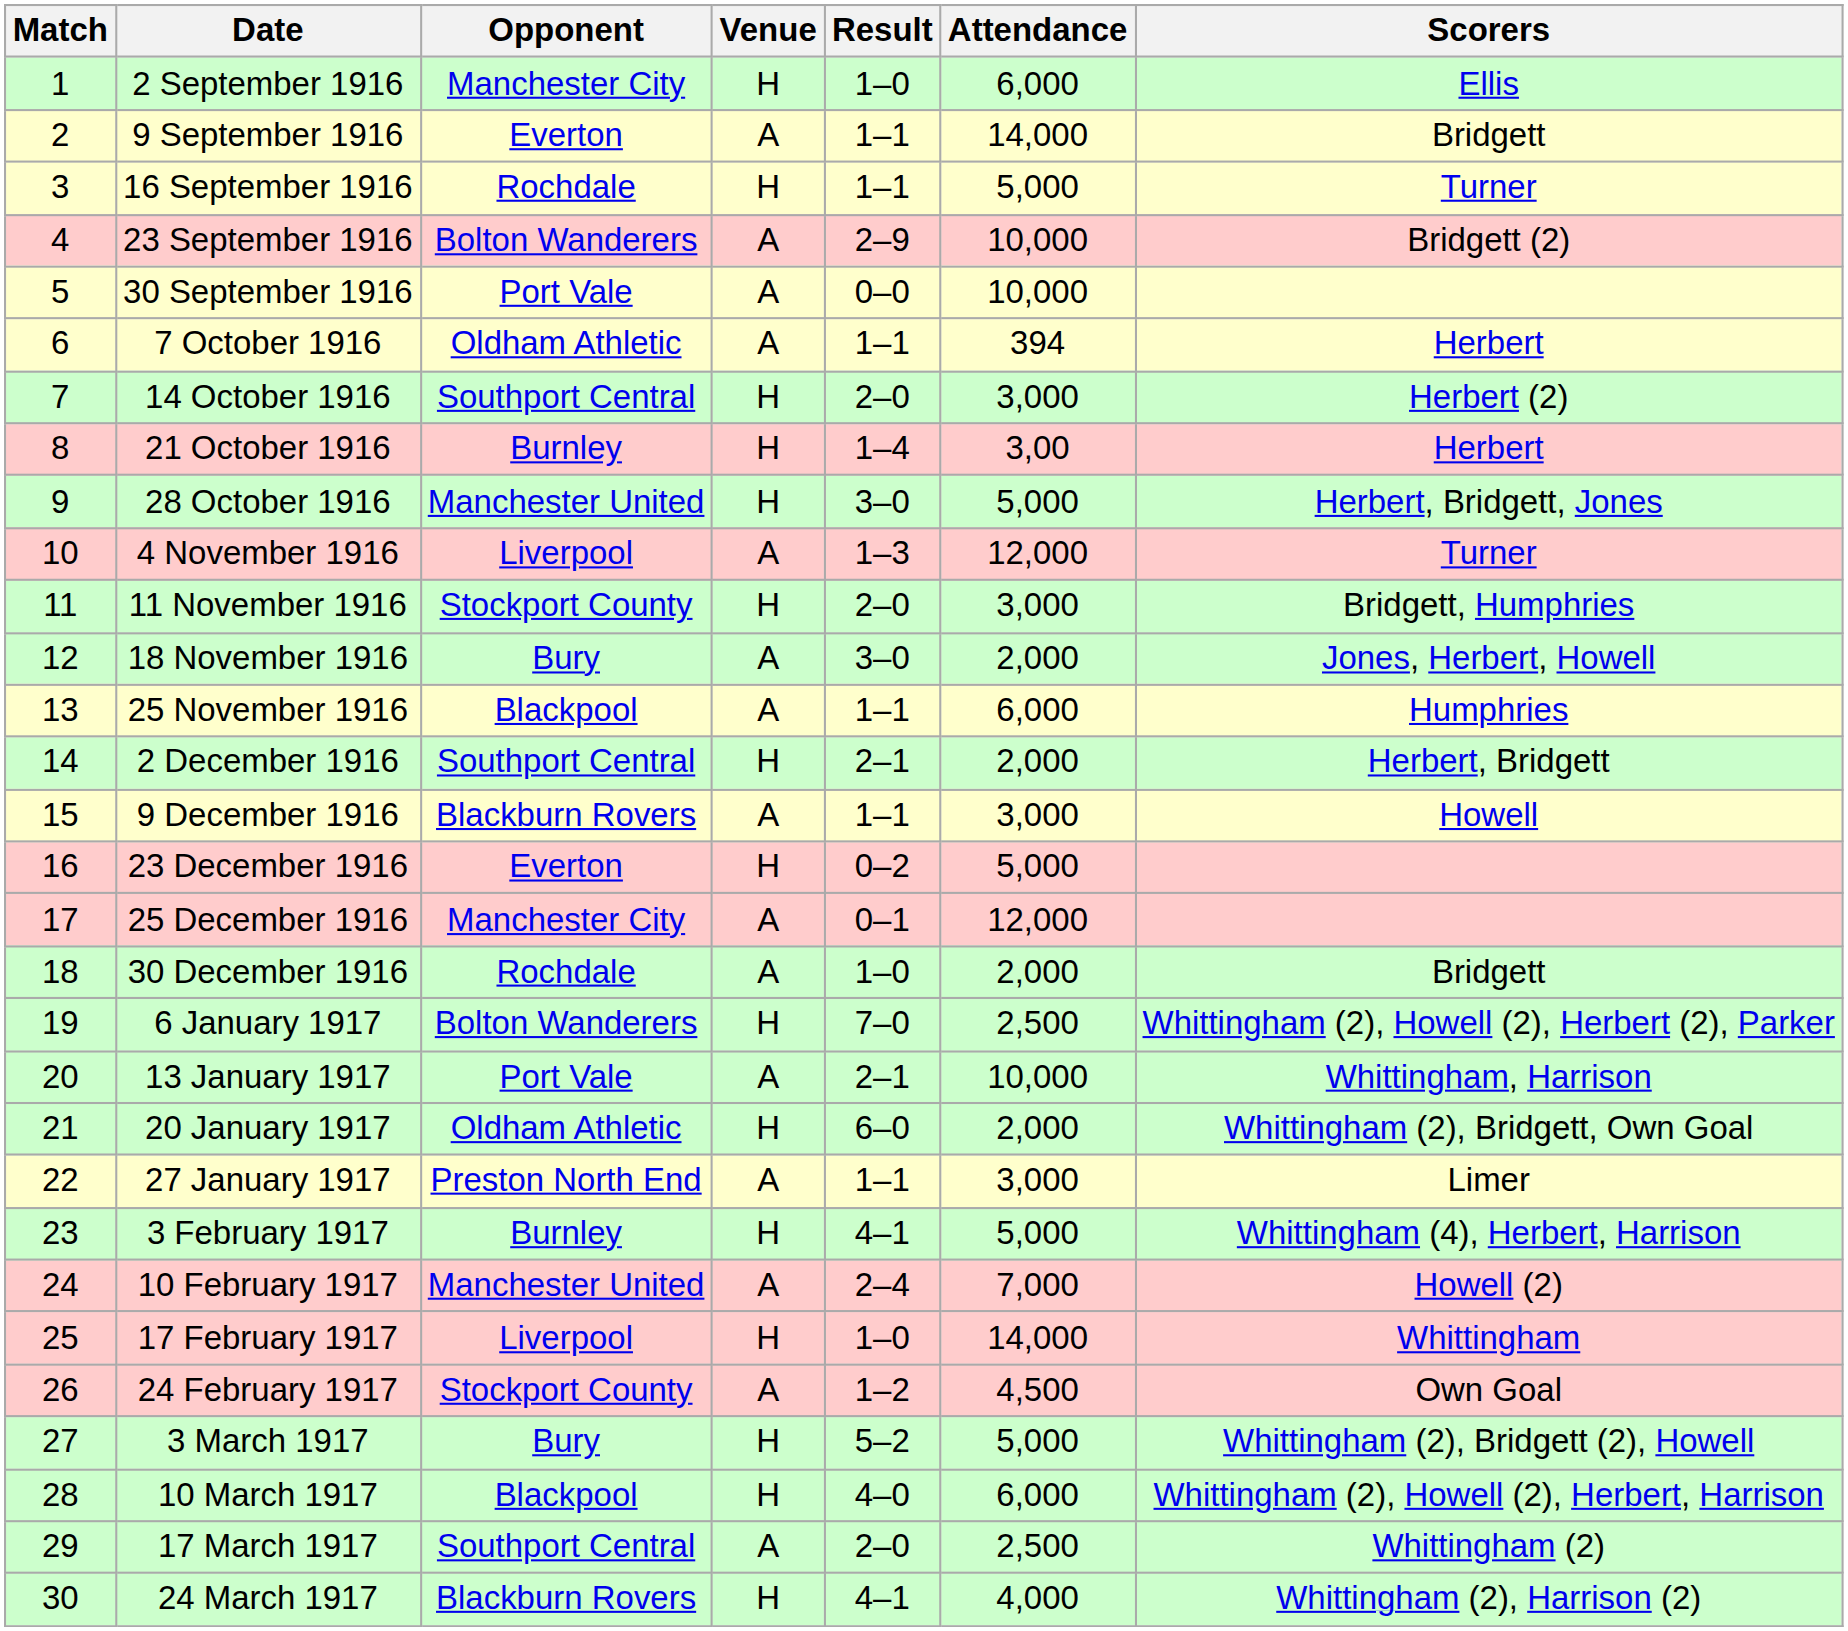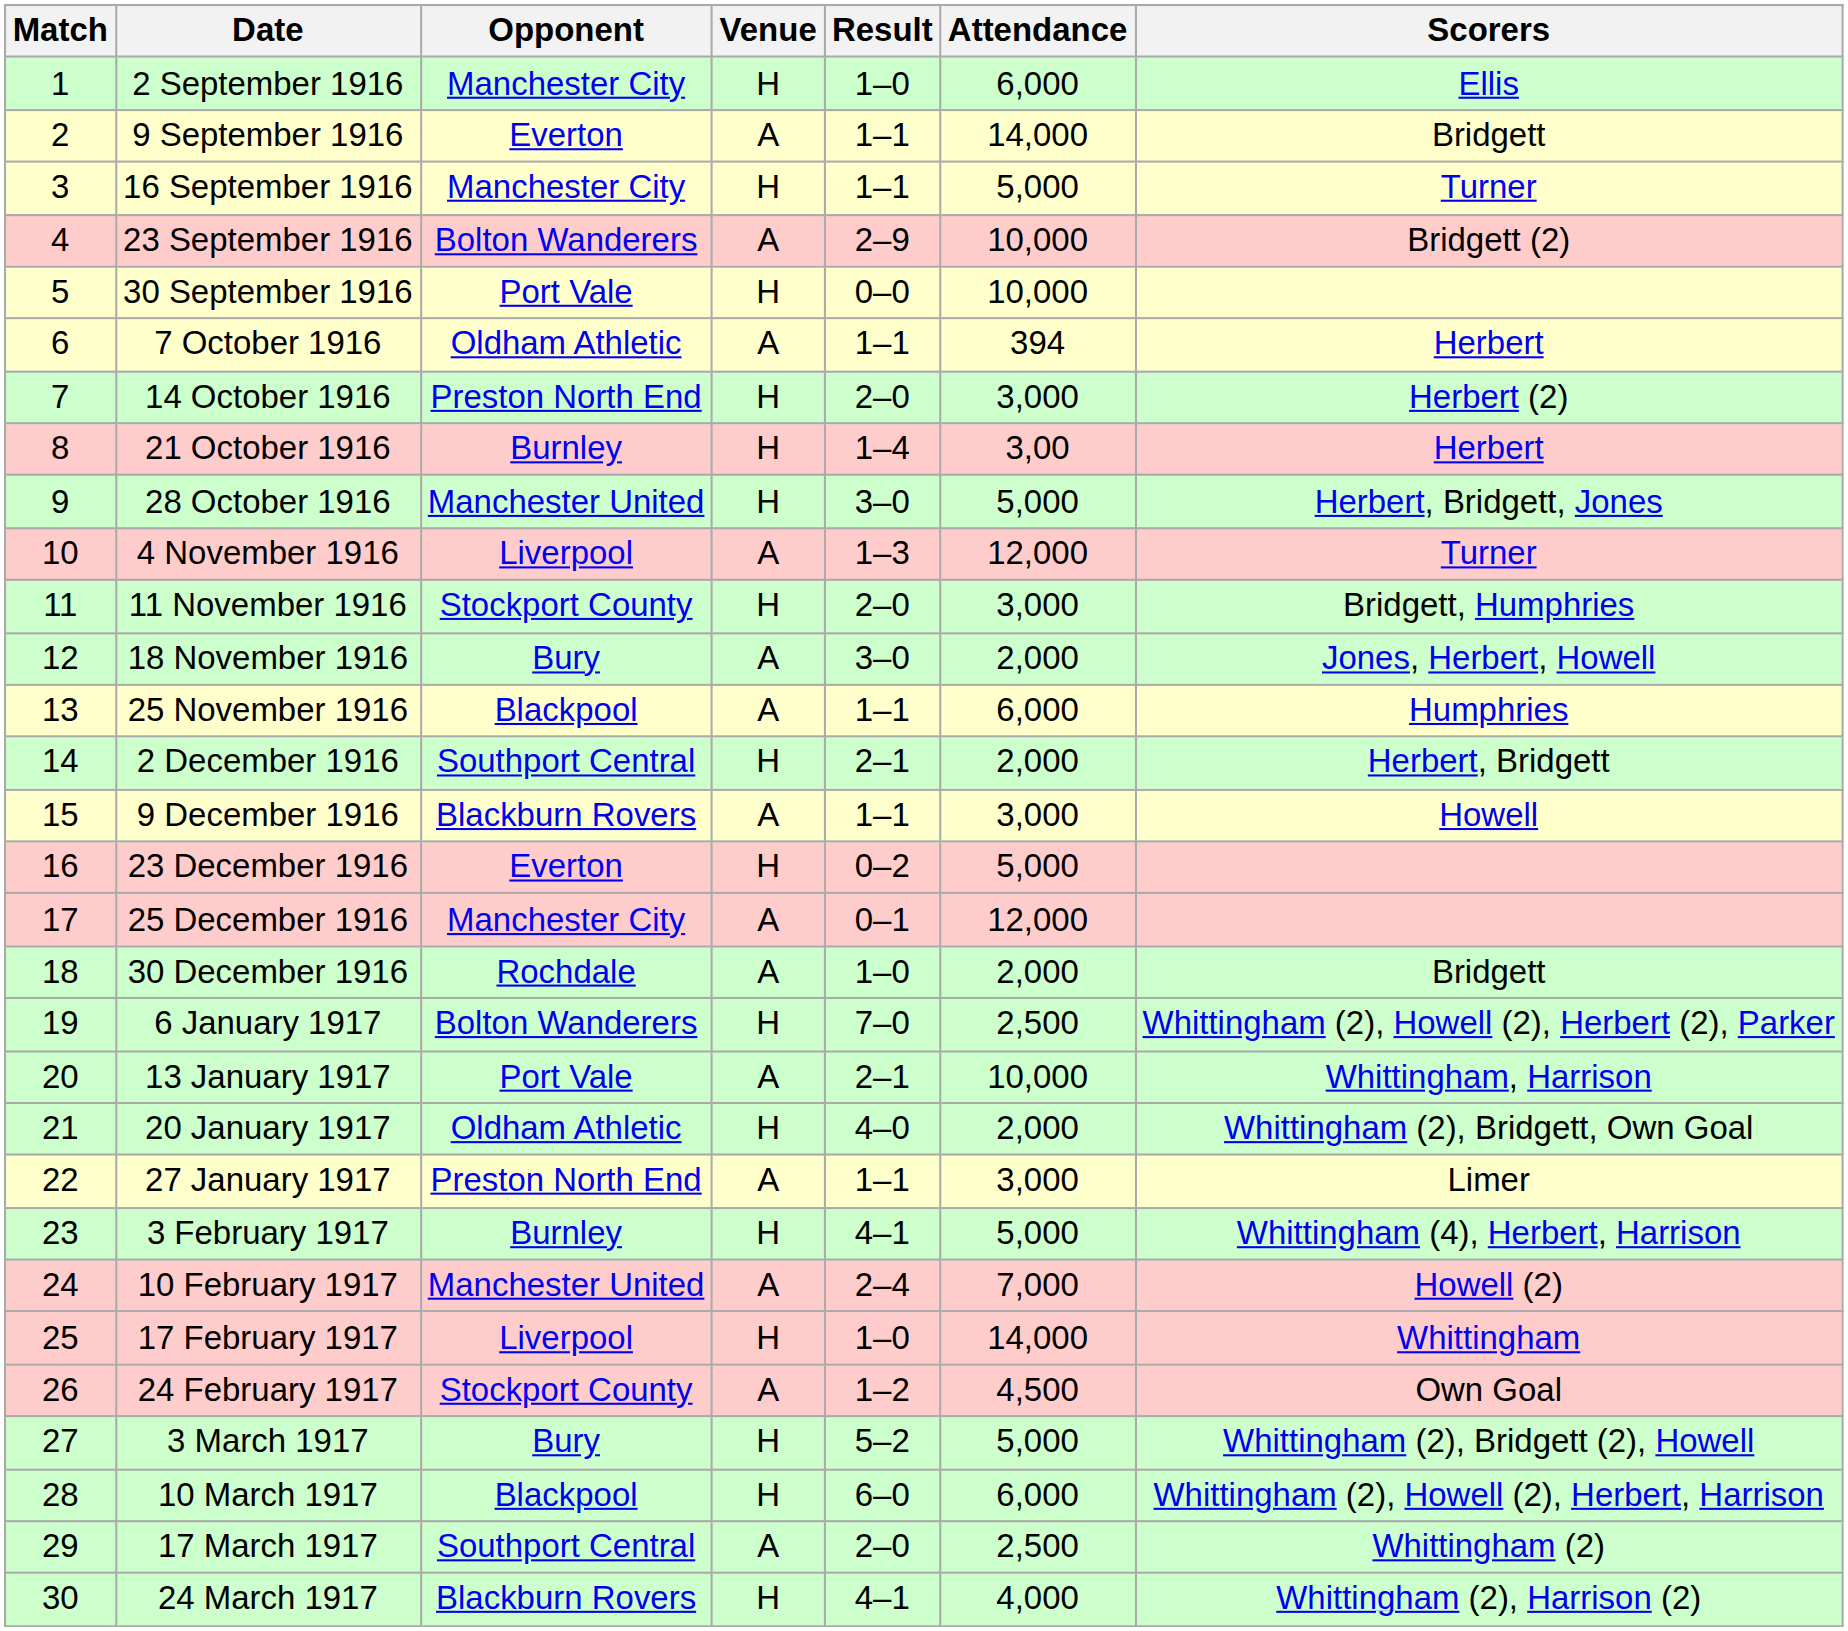(566, 187) Rochdale -> (566, 187) Manchester City
(768, 291) A -> (768, 291) H
(566, 396) Southport Central -> (566, 396) Preston North End
(882, 1128) 6–0 -> (882, 1128) 4–0
(882, 1494) 4–0 -> (882, 1494) 6–0
